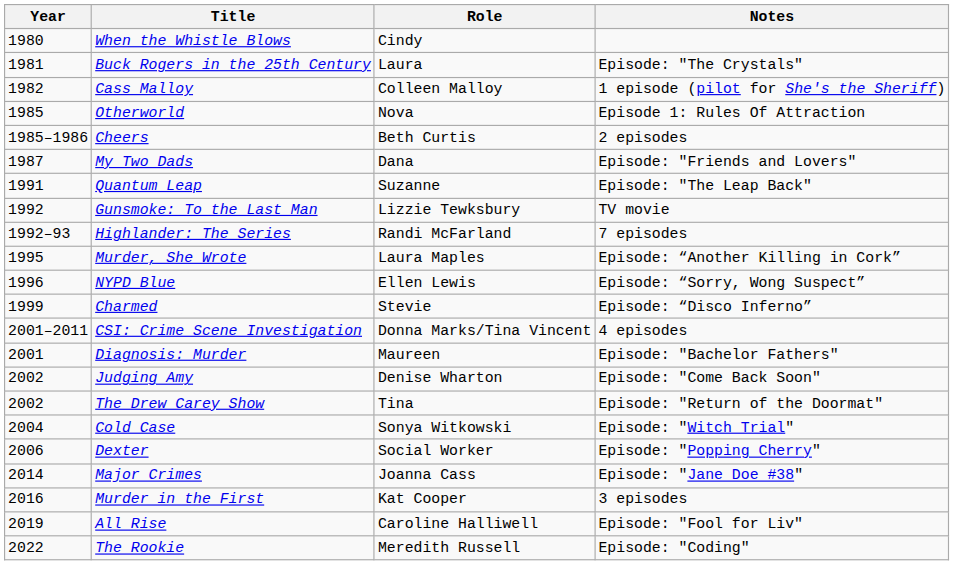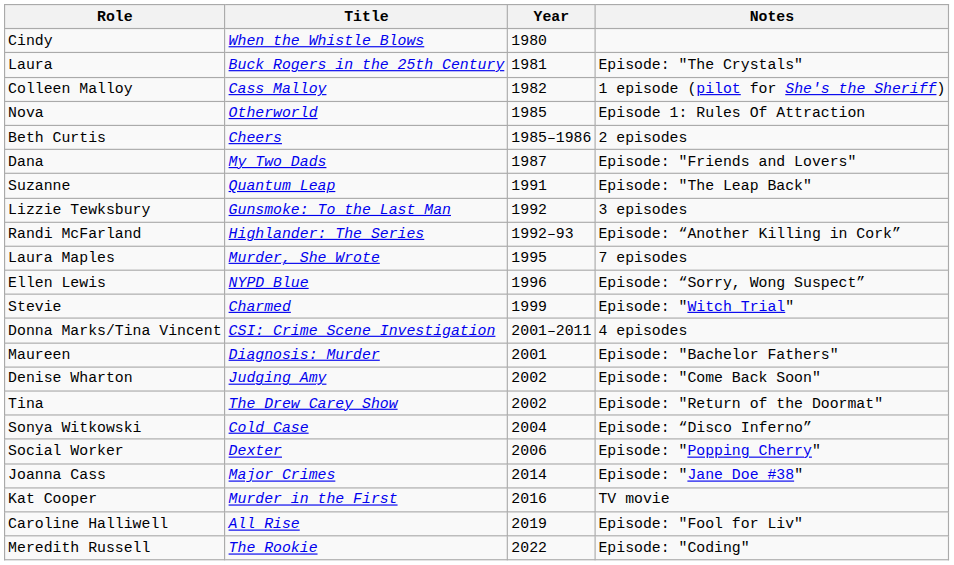columns swapped: (48, 17) <-> (485, 17)
(634, 210) TV movie -> (643, 210) 3 episodes
(643, 234) 7 episodes -> (750, 234) Episode: “Another Killing in Cork”
(750, 258) Episode: “Another Killing in Cork” -> (643, 258) 7 episodes
(705, 306) Episode: “Disco Inferno” -> (696, 306) Episode: "Witch Trial"
(696, 427) Episode: "Witch Trial" -> (705, 427) Episode: “Disco Inferno”
(643, 500) 3 episodes -> (634, 500) TV movie
